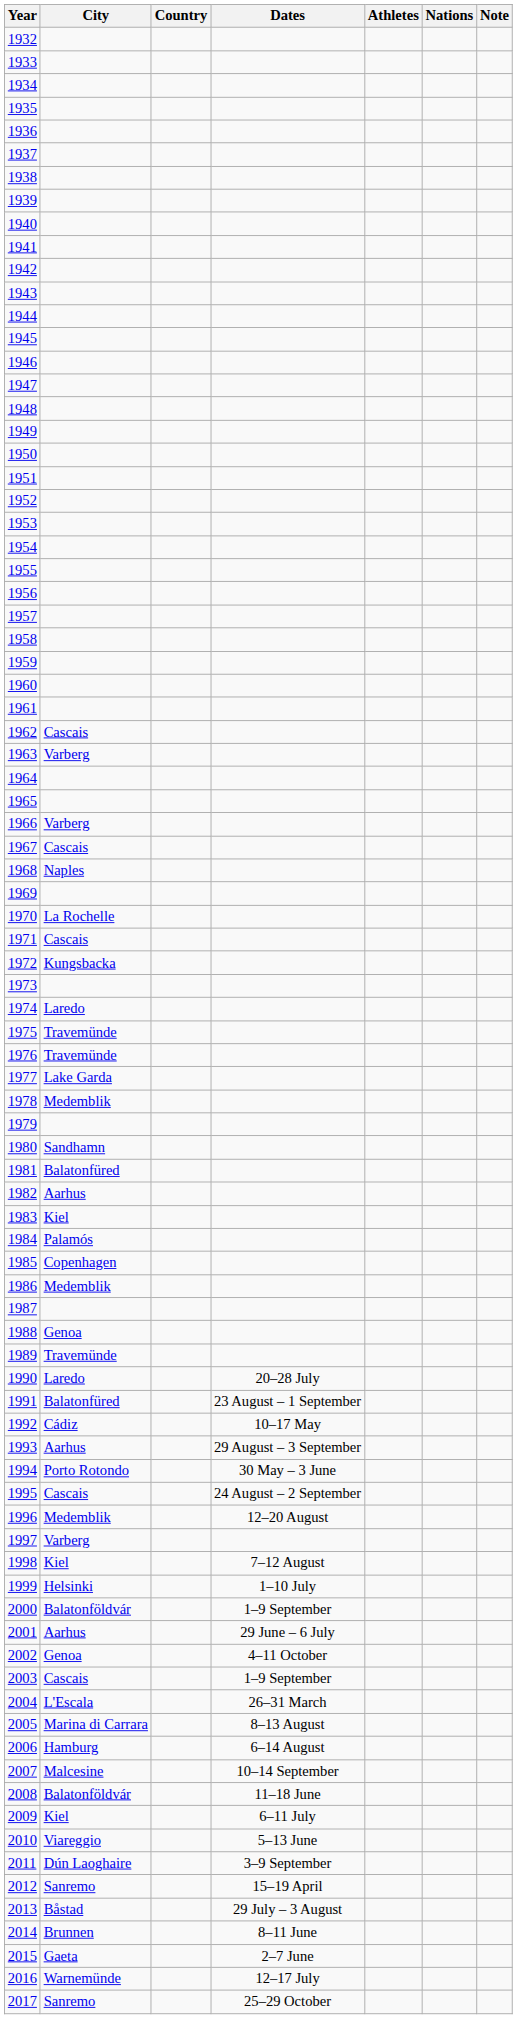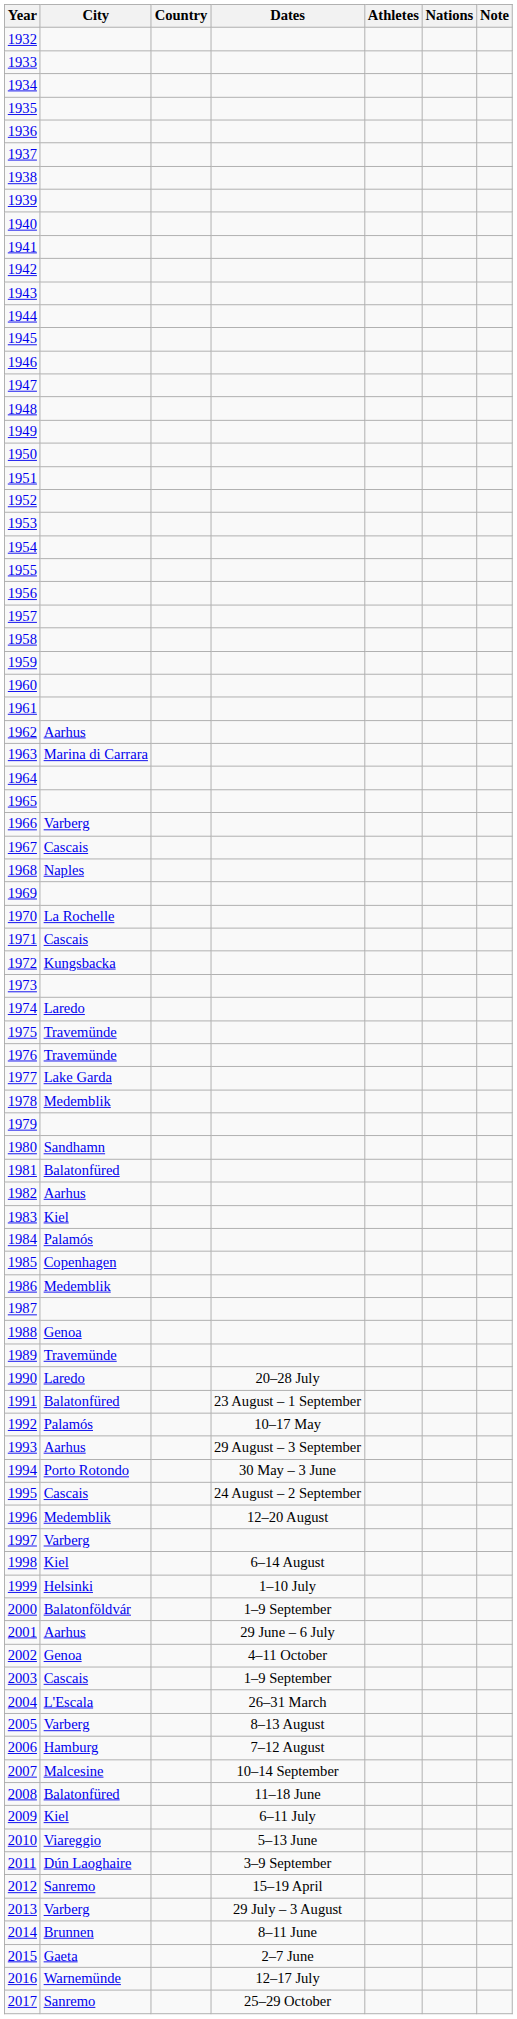(66, 731) Cascais -> (65, 731) Aarhus
(67, 754) Varberg -> (96, 754) Marina di Carrara
(61, 1424) Cádiz -> (68, 1424) Palamós
(288, 1563) 7–12 August -> (288, 1563) 6–14 August
(96, 1724) Marina di Carrara -> (67, 1724) Varberg
(288, 1747) 6–14 August -> (288, 1747) 7–12 August
(87, 1794) Balatonföldvár -> (82, 1794) Balatonfüred
(63, 1909) Båstad -> (67, 1909) Varberg
